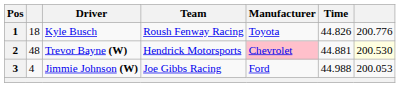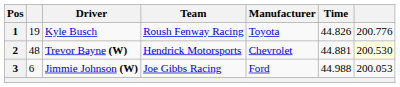(34, 32) 18 -> (34, 32) 19
(271, 50) pink background -> (271, 50) no background
(32, 68) 4 -> (32, 68) 6
